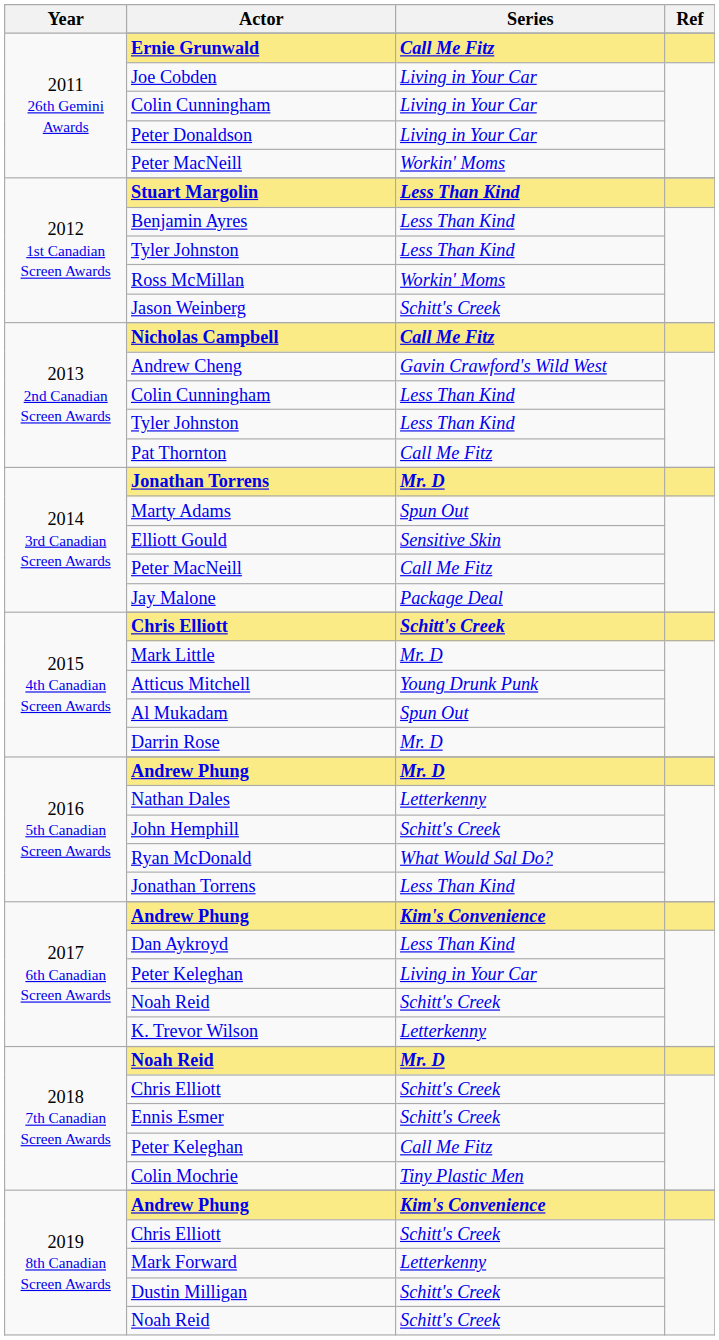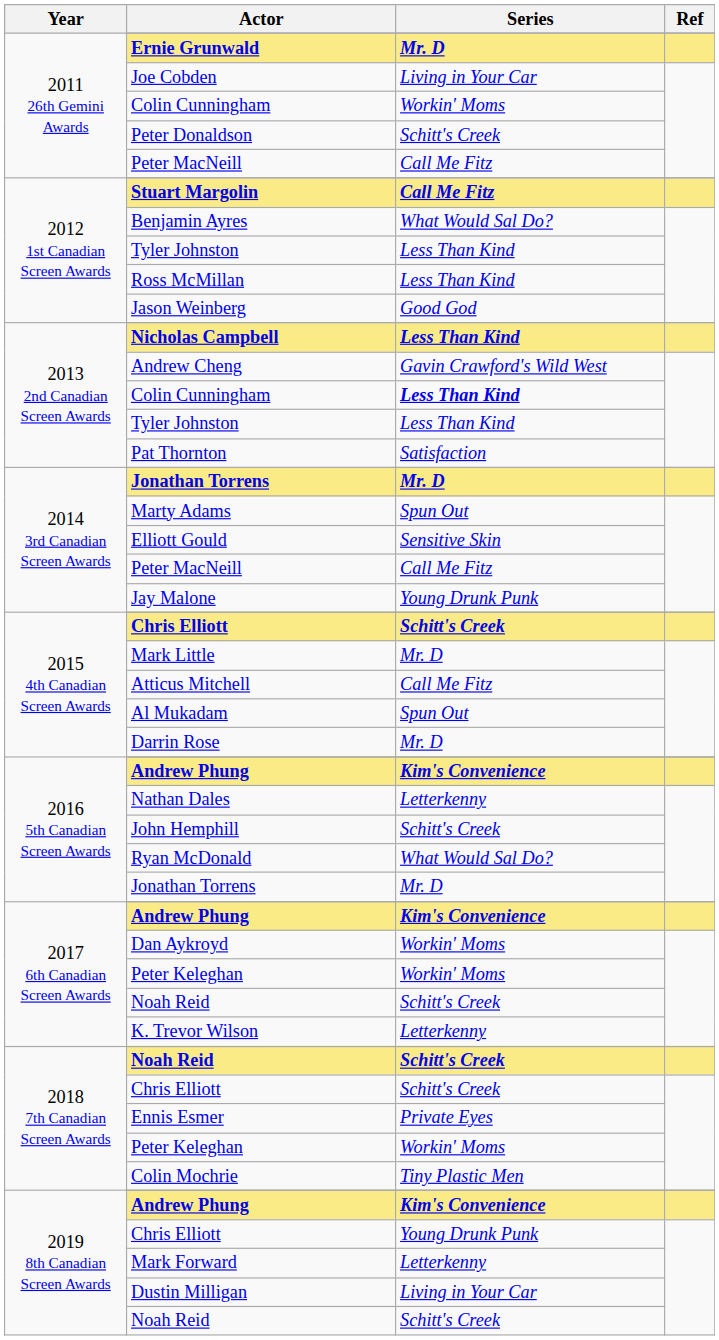(447, 47) Call Me Fitz -> (422, 47) Mr. D
(468, 105) Living in Your Car -> (453, 105) Workin' Moms
(468, 134) Living in Your Car -> (450, 134) Schitt's Creek
(453, 163) Workin' Moms -> (446, 163) Call Me Fitz
(460, 192) Less Than Kind -> (447, 192) Call Me Fitz
(457, 221) Less Than Kind -> (476, 221) What Would Sal Do?
(453, 279) Workin' Moms -> (457, 279) Less Than Kind
(450, 308) Schitt's Creek -> (438, 308) Good God
(447, 337) Call Me Fitz -> (460, 337) Less Than Kind
(457, 395) normal -> (460, 395) bold
(446, 452) Call Me Fitz -> (443, 452) Satisfaction
(451, 597) Package Deal -> (469, 597) Young Drunk Punk
(469, 684) Young Drunk Punk -> (446, 684) Call Me Fitz
(422, 771) Mr. D -> (473, 771) Kim's Convenience
(457, 886) Less Than Kind -> (421, 886) Mr. D
(457, 944) Less Than Kind -> (453, 944) Workin' Moms
(468, 973) Living in Your Car -> (453, 973) Workin' Moms
(422, 1060) Mr. D -> (453, 1060) Schitt's Creek
(450, 1118) Schitt's Creek -> (446, 1118) Private Eyes
(446, 1147) Call Me Fitz -> (453, 1147) Workin' Moms
(450, 1233) Schitt's Creek -> (469, 1233) Young Drunk Punk
(450, 1291) Schitt's Creek -> (468, 1291) Living in Your Car
